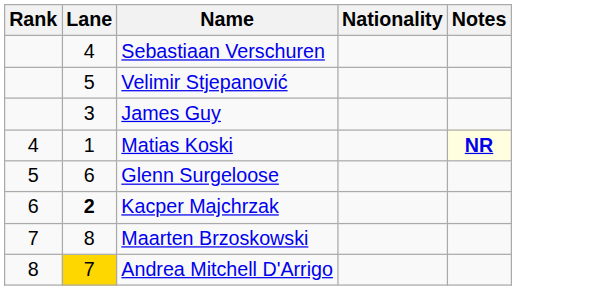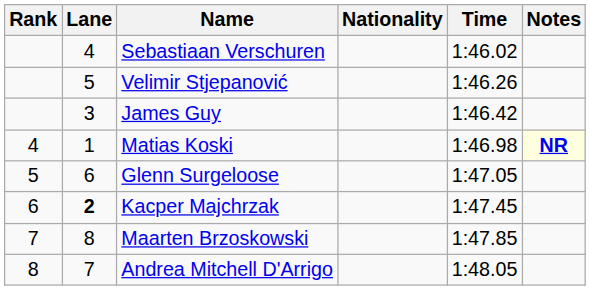+ column: (485, 20)
(89, 269) gold background -> (89, 269) no background
